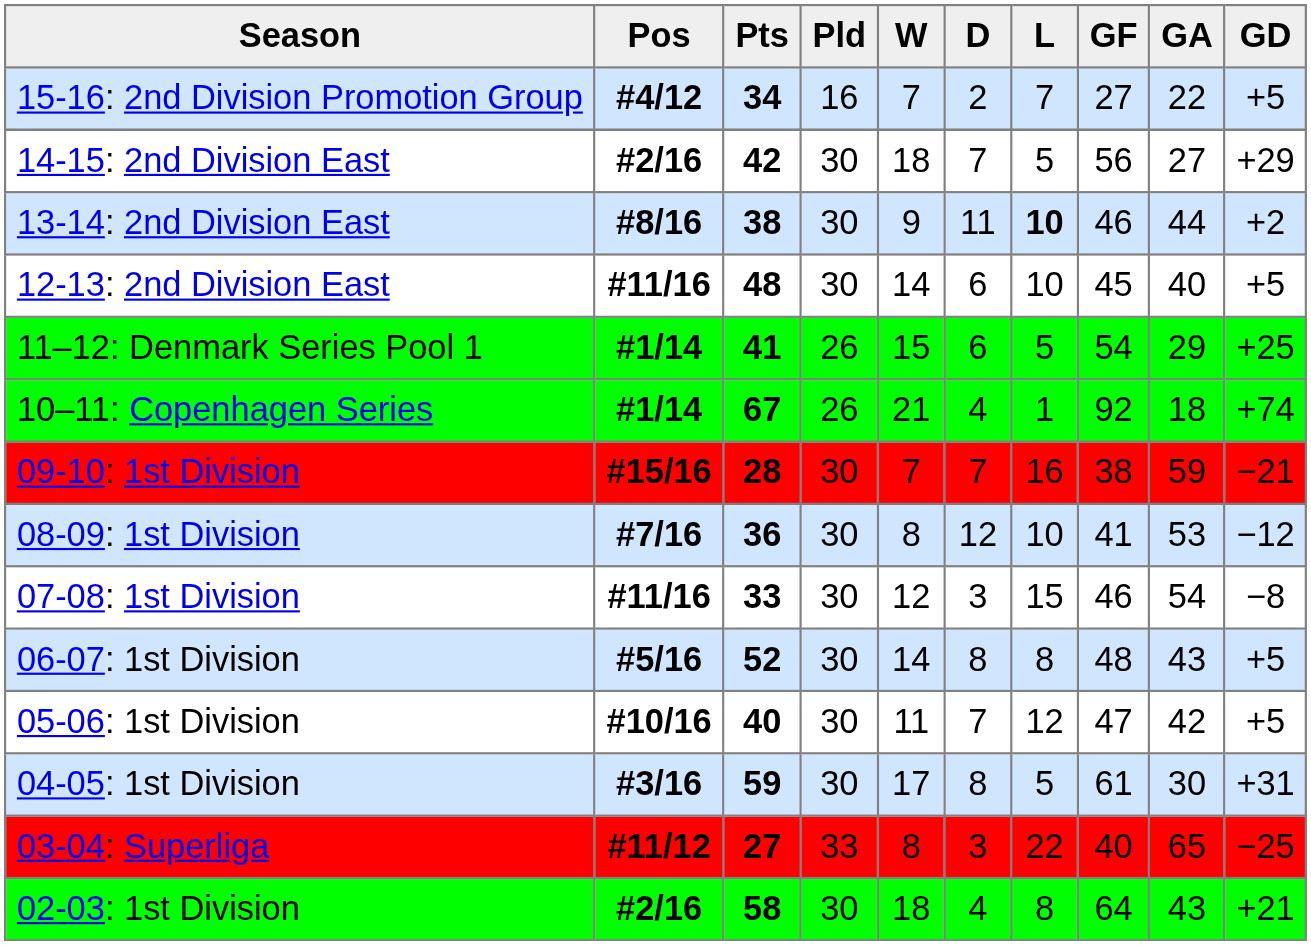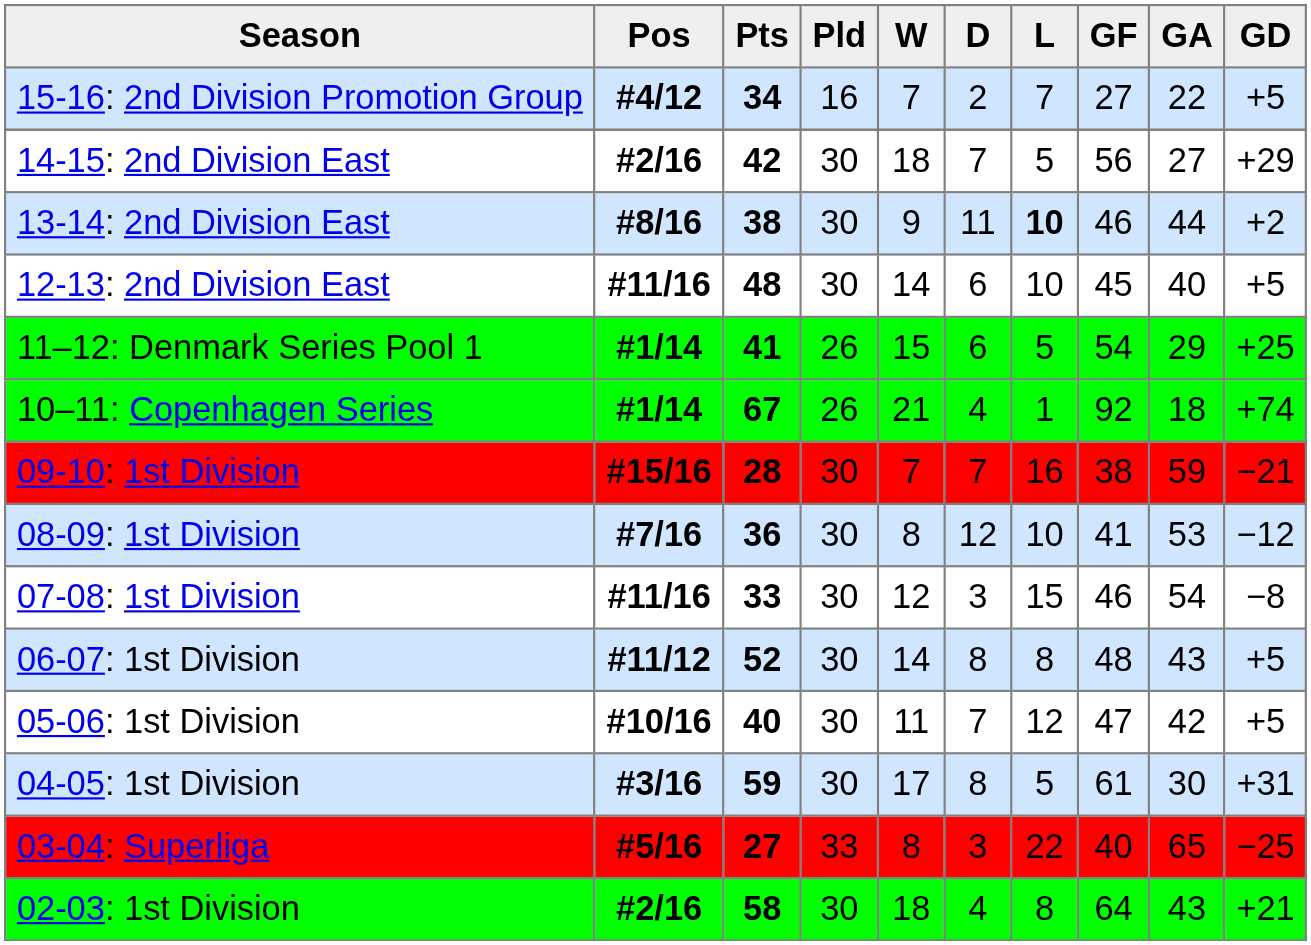(659, 659) #5/16 -> (659, 659) #11/12
(659, 846) #11/12 -> (659, 846) #5/16
